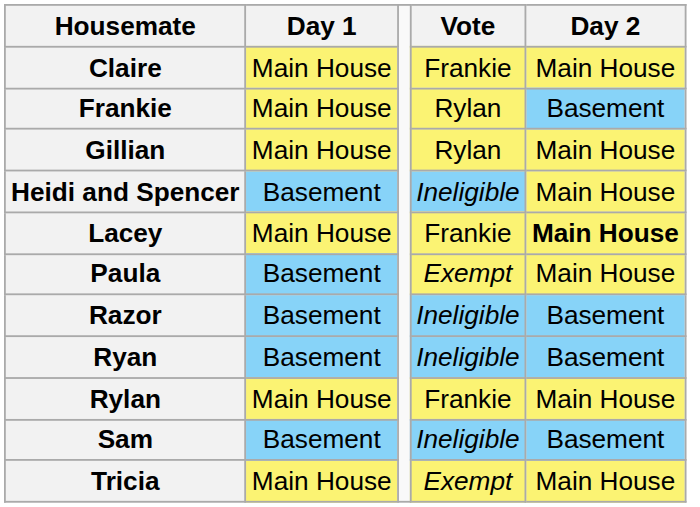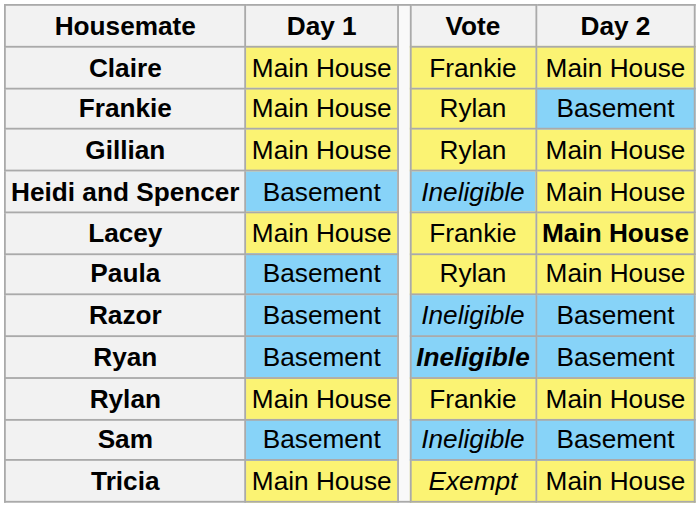(468, 274) Exempt -> (473, 274) Rylan
(468, 357) normal -> (473, 357) bold
